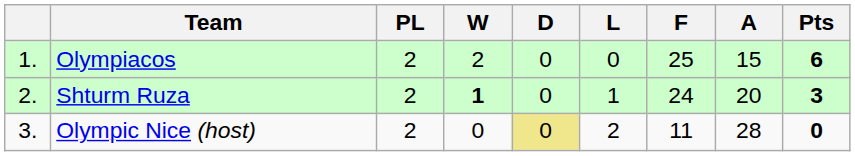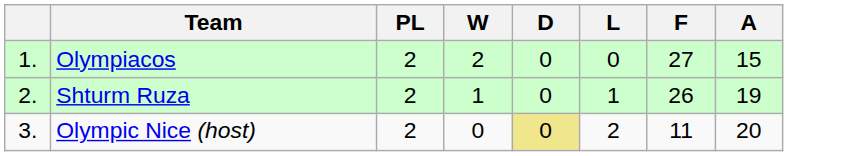- column: (817, 22)
(681, 58) 25 -> (681, 58) 27
(478, 95) bold -> (478, 95) normal
(681, 95) 24 -> (681, 95) 26
(749, 95) 20 -> (749, 95) 19
(749, 131) 28 -> (749, 131) 20
